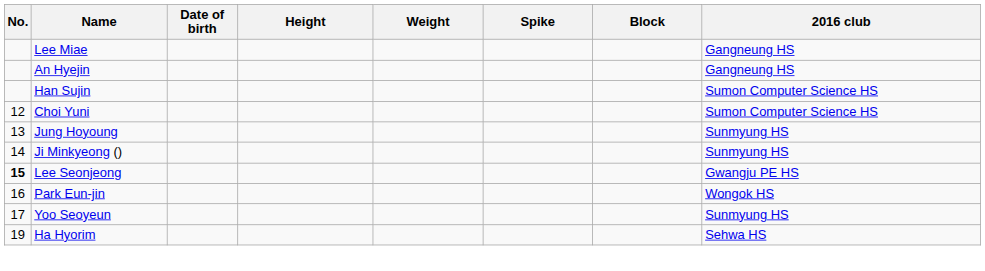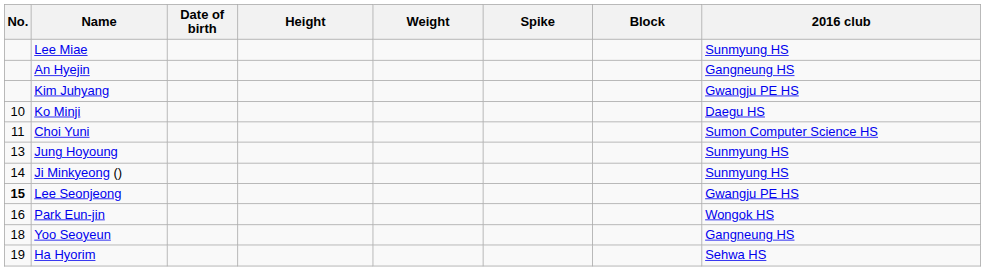(750, 49) Gangneung HS -> (747, 49) Sunmyung HS
+ row: (72, 91)
- row: (62, 91)
+ row: (57, 111)
(18, 111) 12 -> (18, 132) 11
(18, 214) 17 -> (18, 234) 18
(747, 214) Sunmyung HS -> (750, 234) Gangneung HS
